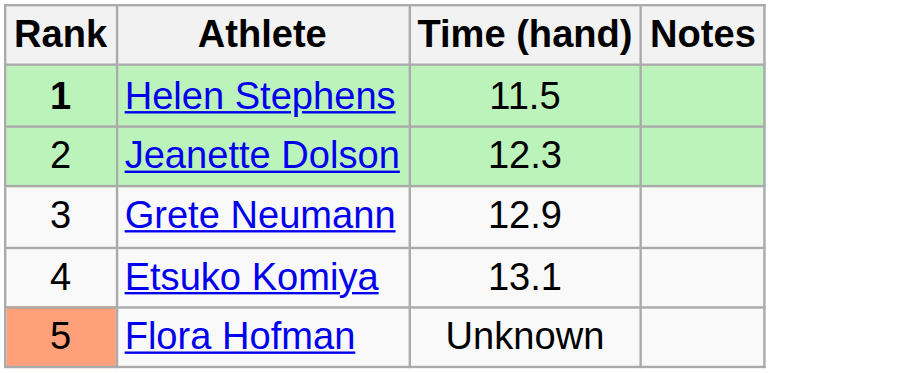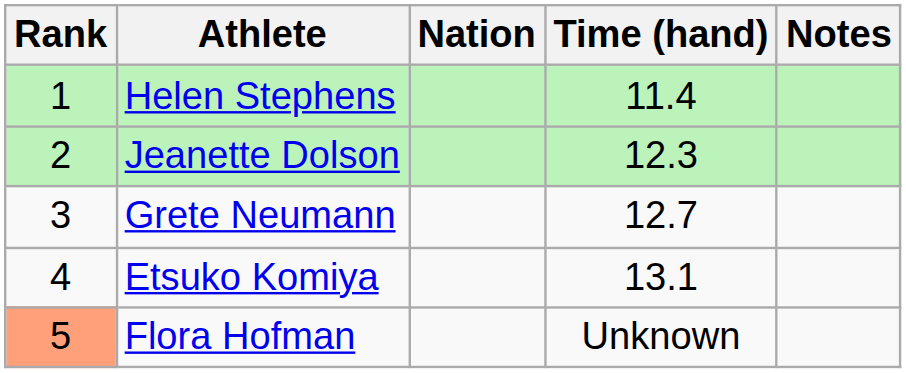+ column: (477, 34)
(61, 95) bold -> (61, 95) normal
(525, 95) 11.5 -> (661, 95) 11.4
(525, 215) 12.9 -> (661, 215) 12.7
